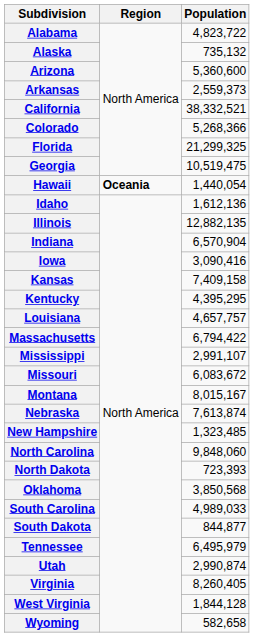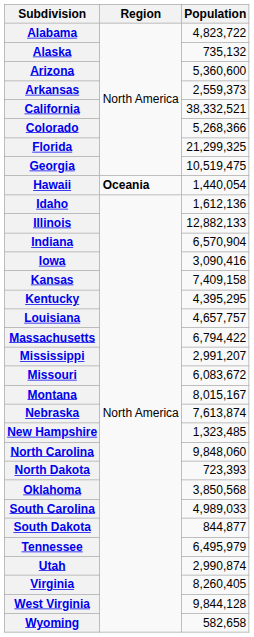(216, 223) 12,882,135 -> (216, 223) 12,882,133
(220, 356) 2,991,107 -> (220, 356) 2,991,207
(220, 603) 1,844,128 -> (220, 603) 9,844,128
